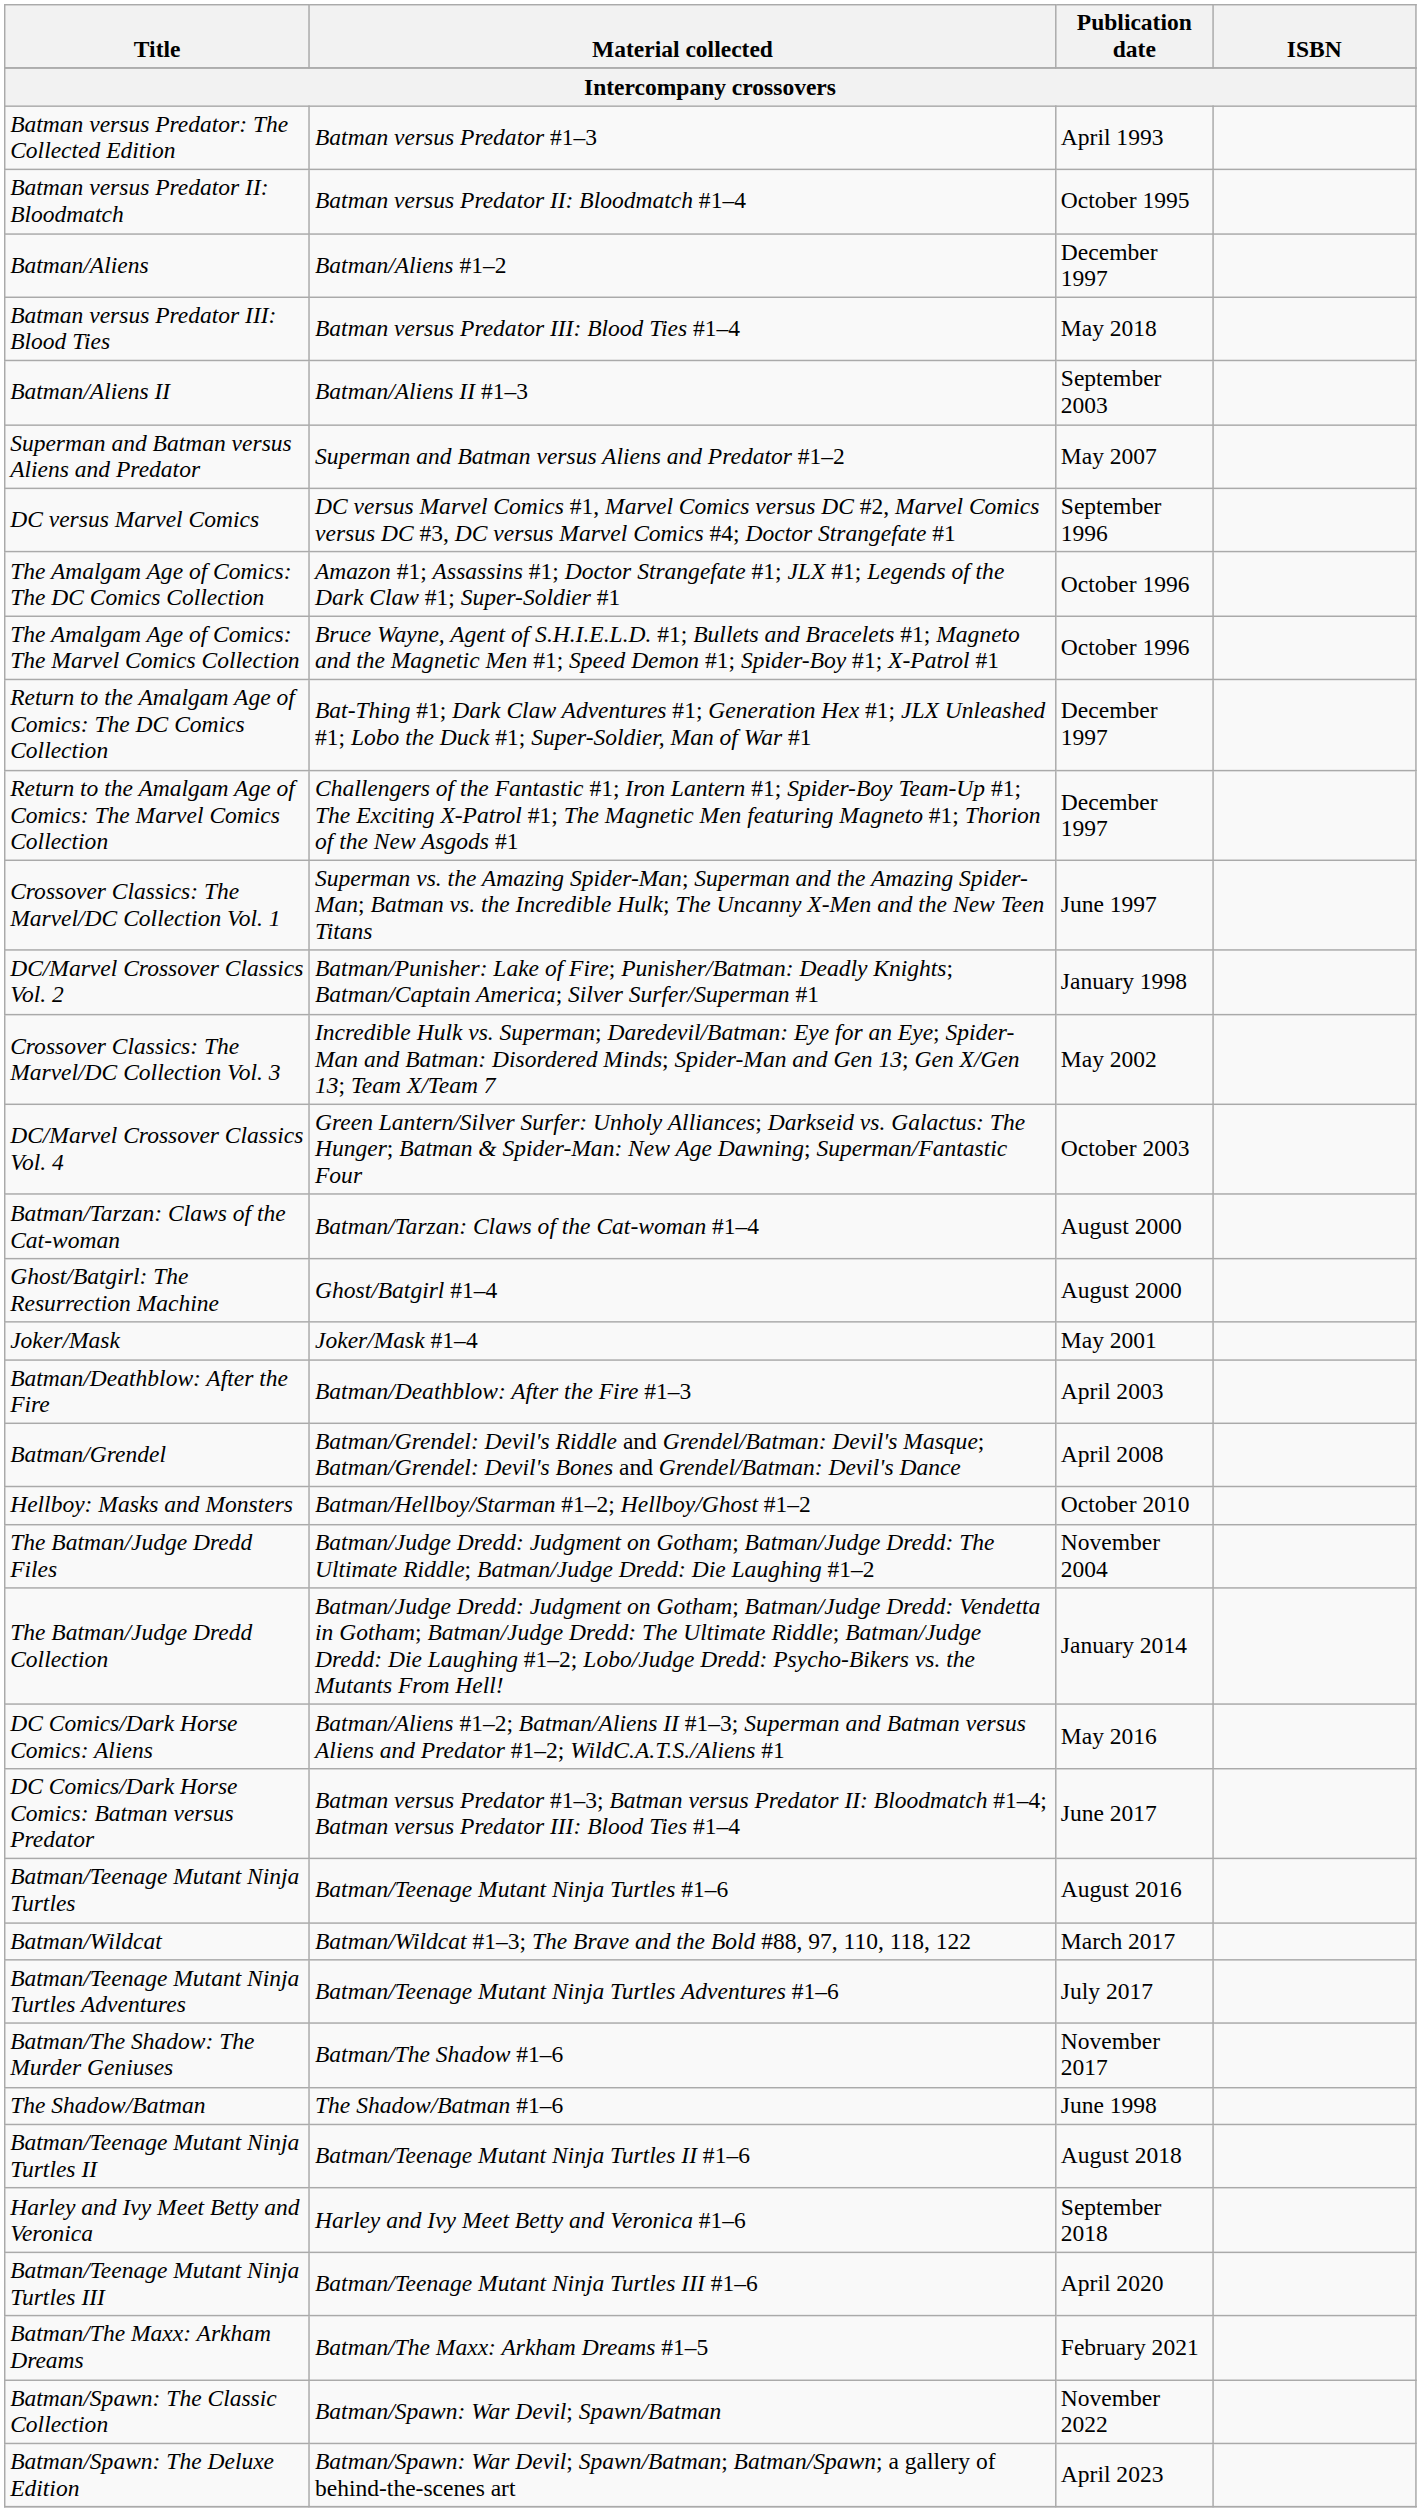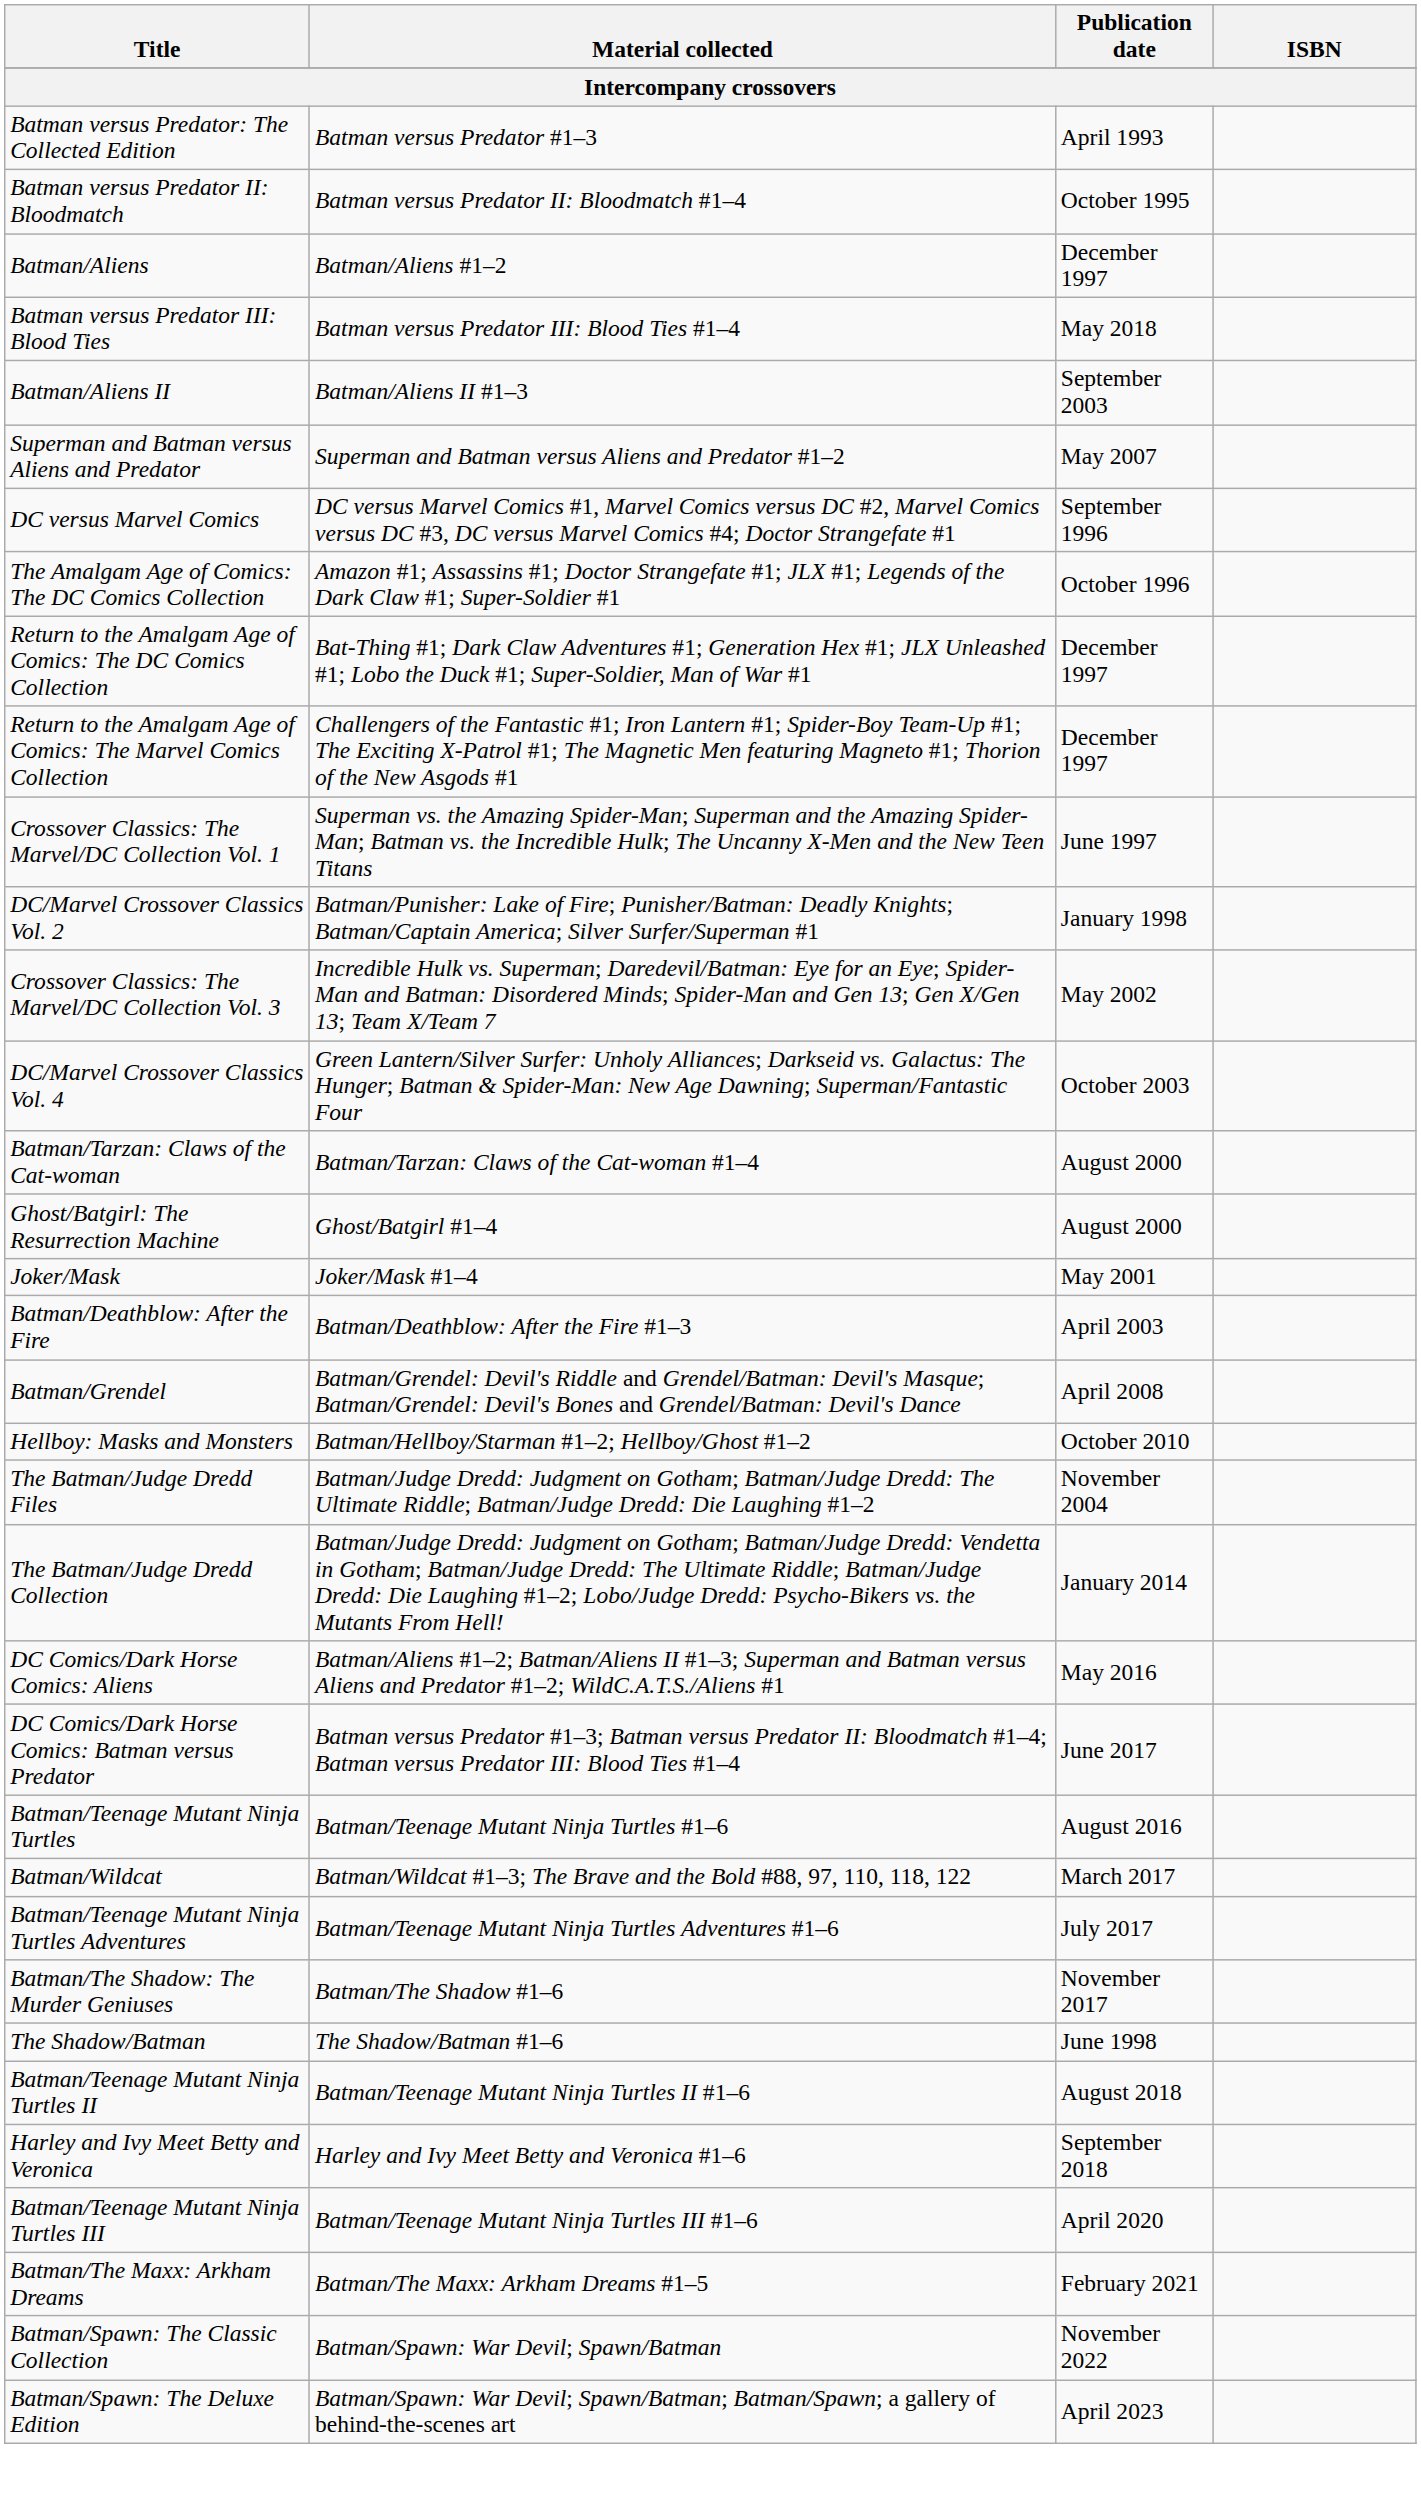- row: (155, 647)
